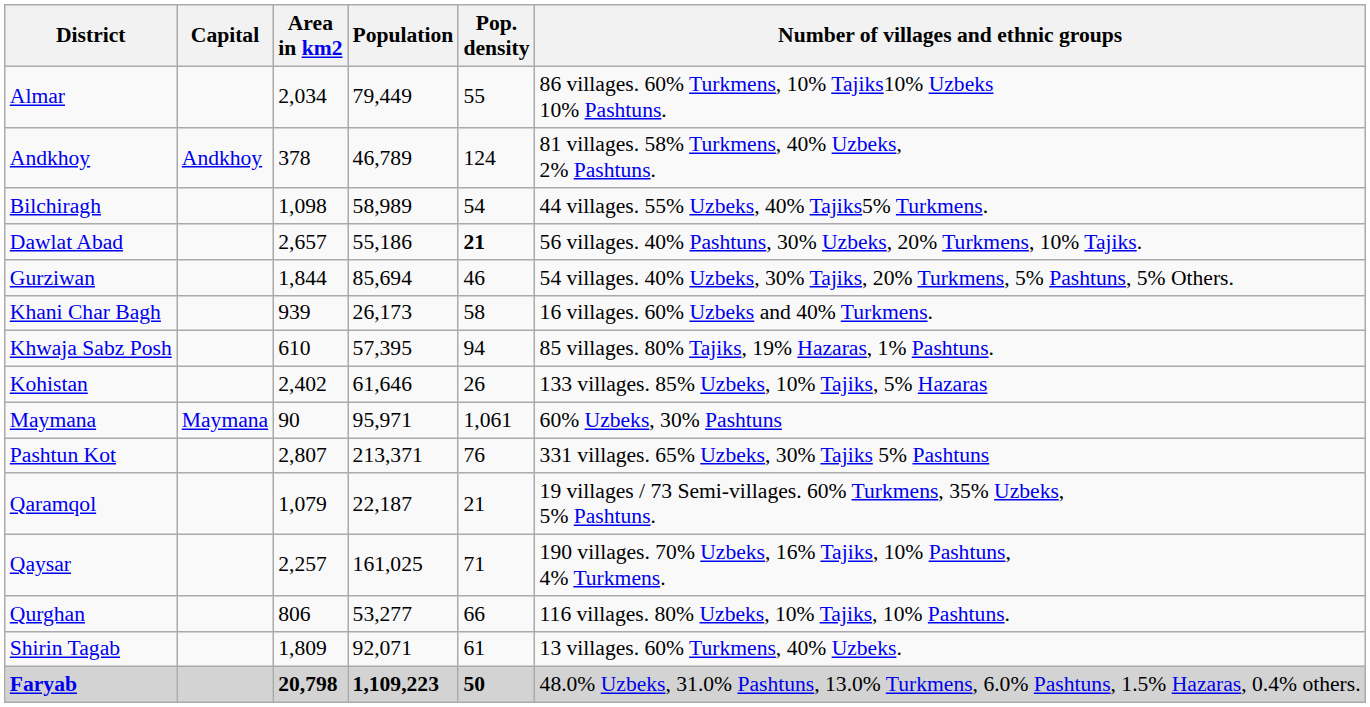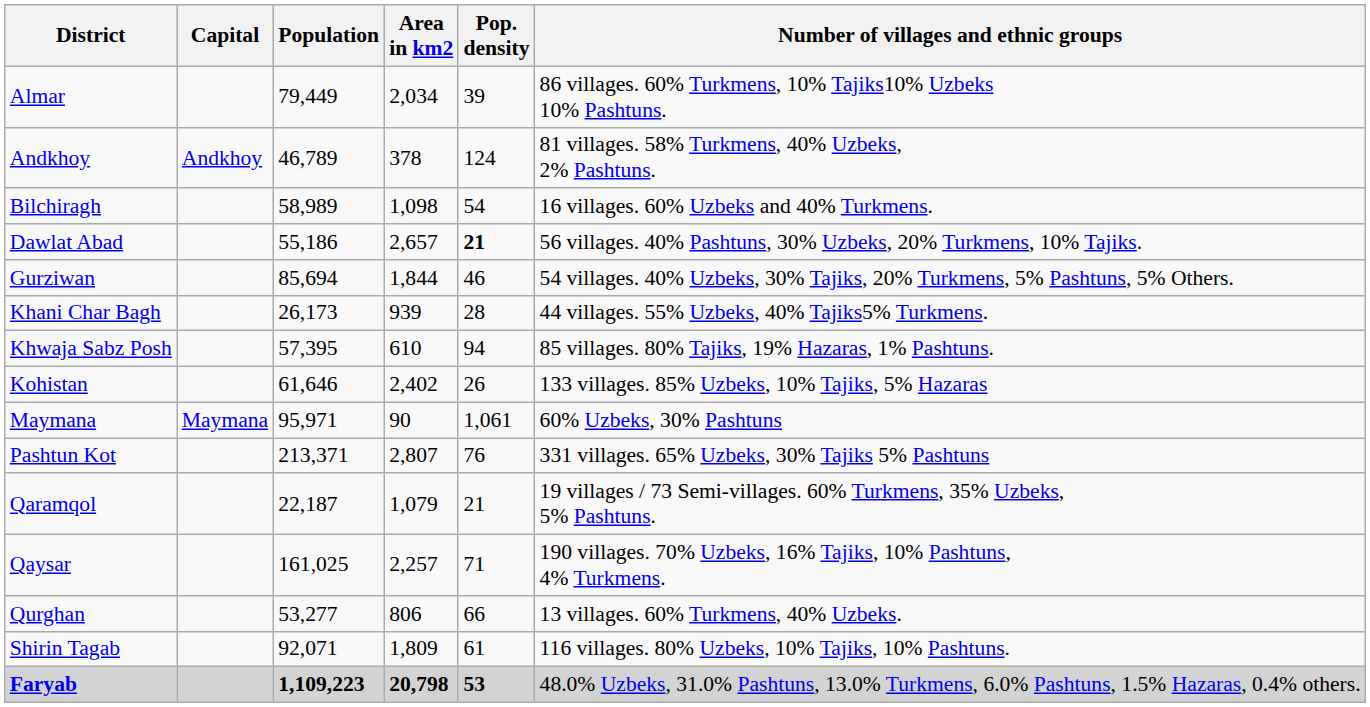columns swapped: (403, 35) <-> (310, 35)
(474, 96) 55 -> (474, 96) 39
(764, 206) 44 villages. 55% Uzbeks, 40% Tajiks5% Turkmens. -> (736, 206) 16 villages. 60% Uzbeks and 40% Turkmens.
(474, 312) 58 -> (474, 312) 28
(736, 312) 16 villages. 60% Uzbeks and 40% Turkmens. -> (764, 312) 44 villages. 55% Uzbeks, 40% Tajiks5% Turkmens.
(775, 613) 116 villages. 80% Uzbeks, 10% Tajiks, 10% Pashtuns. -> (721, 613) 13 villages. 60% Turkmens, 40% Uzbeks.
(721, 648) 13 villages. 60% Turkmens, 40% Uzbeks. -> (775, 648) 116 villages. 80% Uzbeks, 10% Tajiks, 10% Pashtuns.
(474, 684) 50 -> (474, 684) 53
